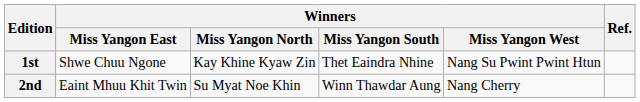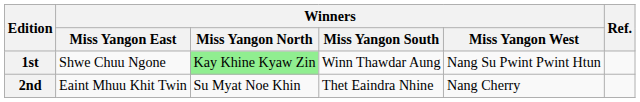(254, 62) no background -> (254, 62) lightgreen background
(378, 62) Thet Eaindra Nhine -> (381, 62) Winn Thawdar Aung
(381, 86) Winn Thawdar Aung -> (378, 86) Thet Eaindra Nhine
